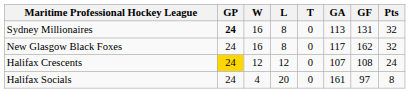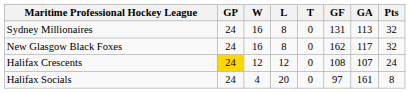columns swapped: (365, 12) <-> (337, 12)
(231, 29) bold -> (231, 29) normal
